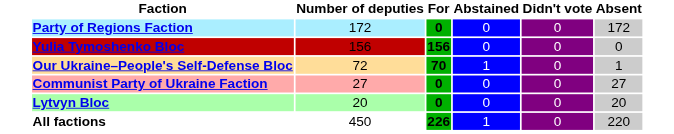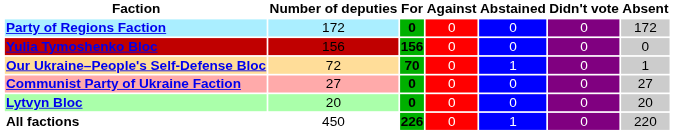+ column: (452, 9)
